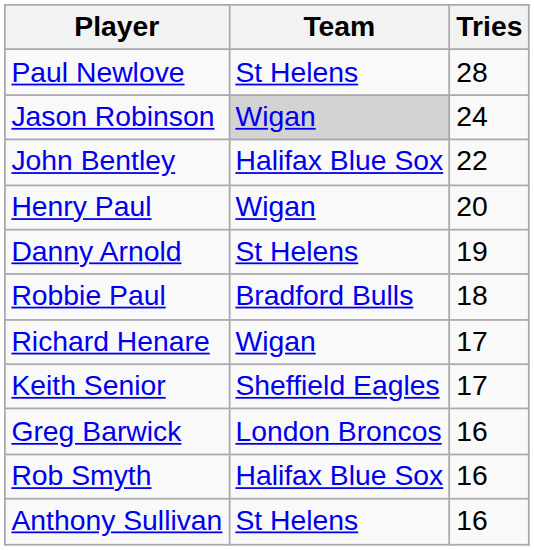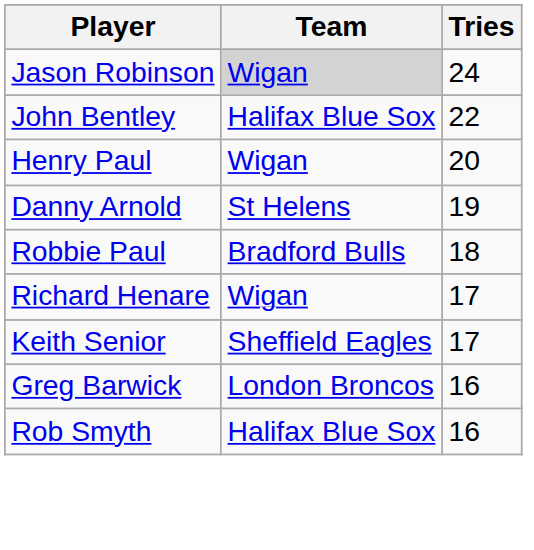- row: (98, 71)
- row: (117, 521)
